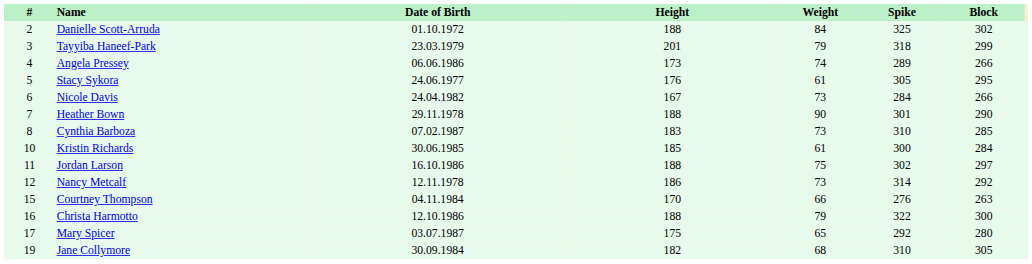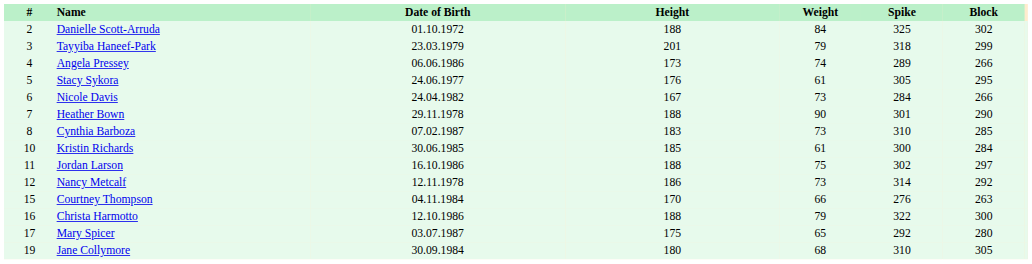(672, 250) 182 -> (672, 250) 180
